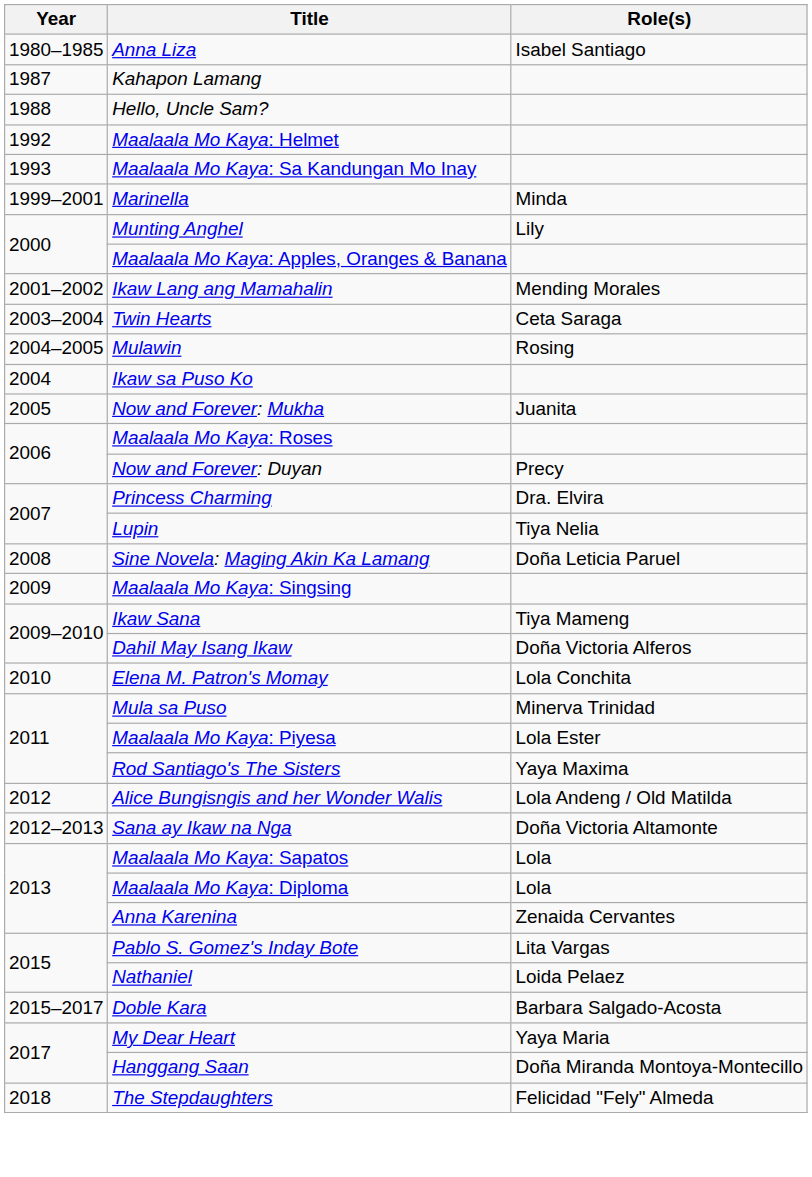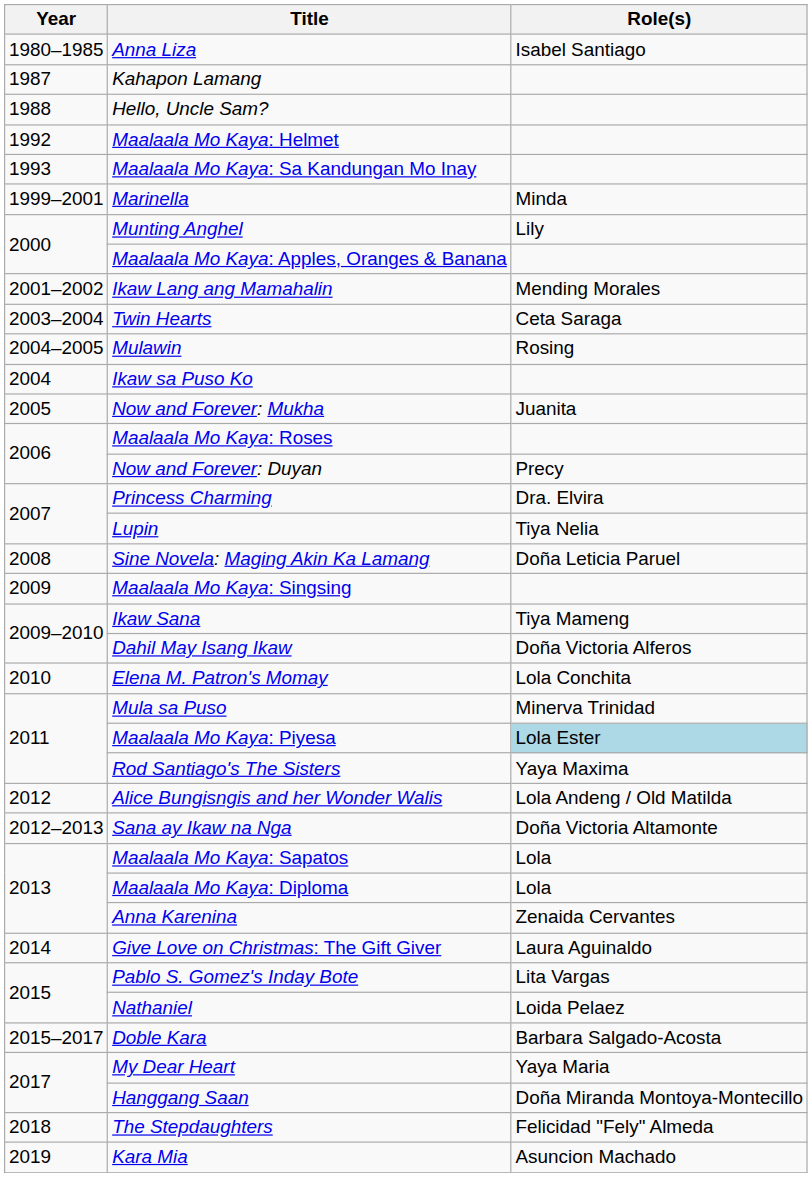(558, 738) no background -> (558, 738) lightblue background
+ row: (277, 947)
+ row: (150, 1157)
